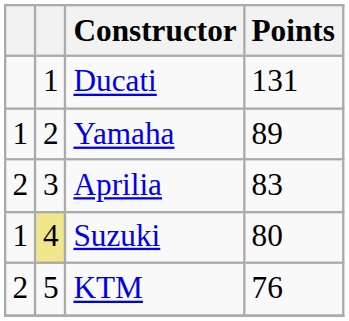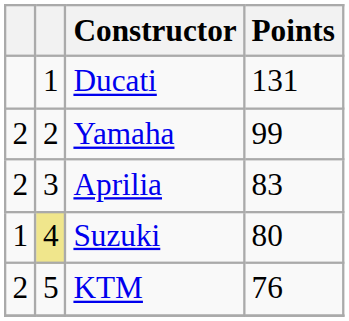(20, 133) 1 -> (20, 133) 2
(267, 133) 89 -> (267, 133) 99
